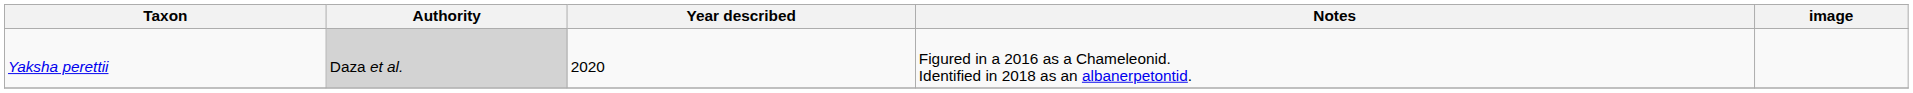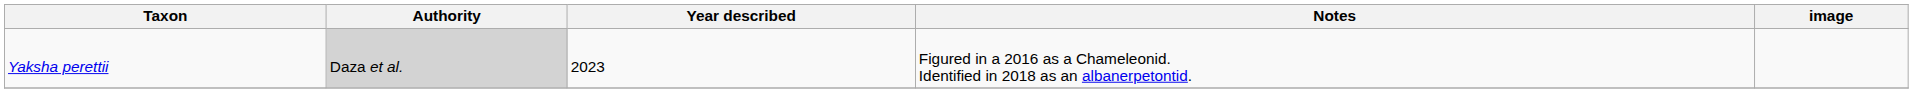(588, 66) 2020 -> (588, 66) 2023
